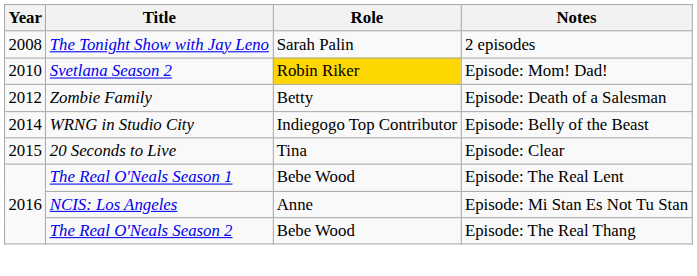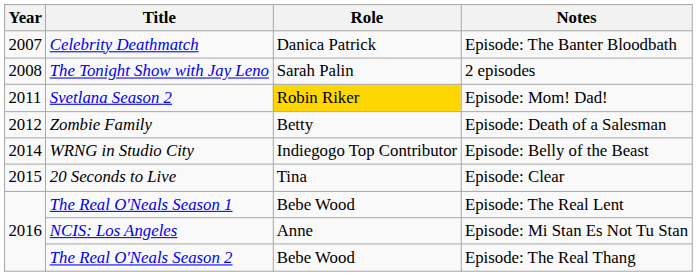+ row: (124, 44)
(25, 71) 2010 -> (25, 97) 2011
